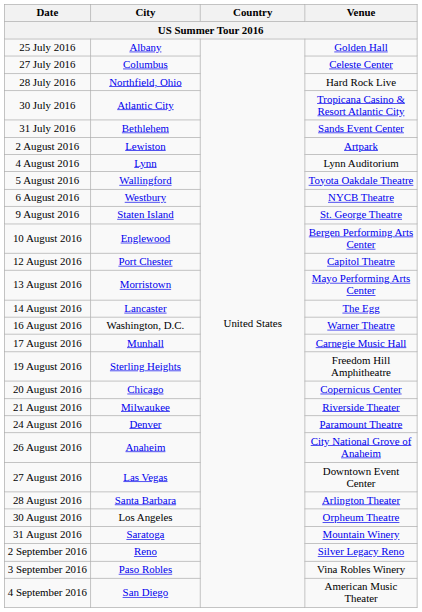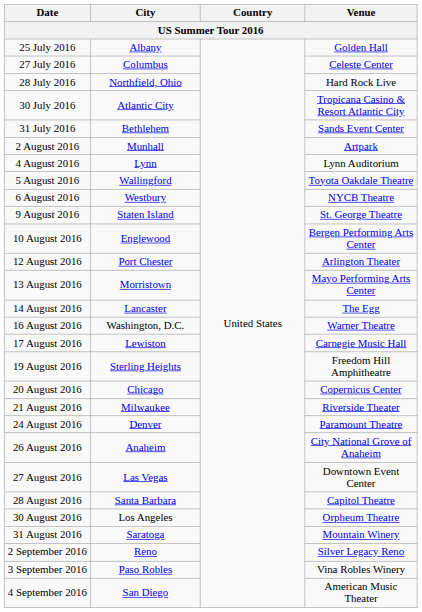(145, 146) Lewiston -> (145, 146) Munhall
(361, 261) Capitol Theatre -> (361, 261) Arlington Theater
(145, 343) Munhall -> (145, 343) Lewiston
(361, 500) Arlington Theater -> (361, 500) Capitol Theatre
